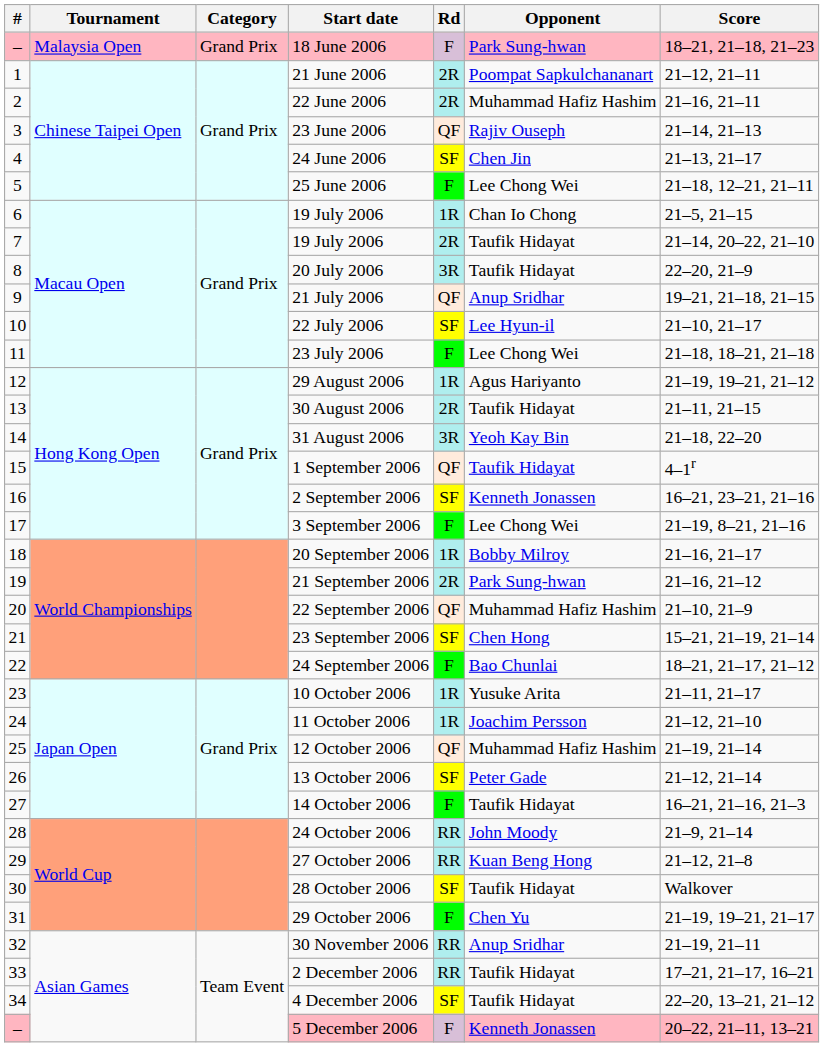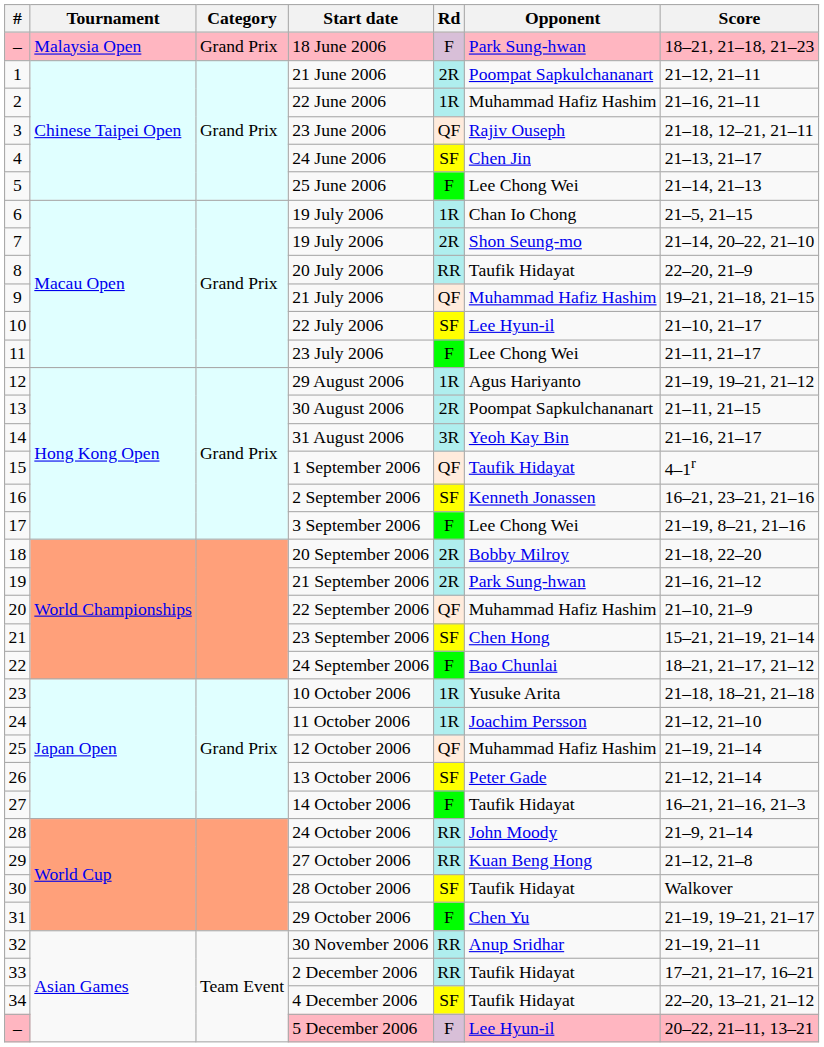(449, 102) 2R -> (449, 102) 1R
(713, 130) 21–14, 21–13 -> (739, 130) 21–18, 12–21, 21–11
(739, 185) 21–18, 12–21, 21–11 -> (713, 185) 21–14, 21–13
(522, 241) Taufik Hidayat -> (525, 241) Shon Seung-mo
(449, 269) 3R -> (449, 269) RR
(517, 297) Anup Sridhar -> (563, 297) Muhammad Hafiz Hashim
(739, 353) 21–18, 18–21, 21–18 -> (713, 353) 21–11, 21–17
(522, 409) Taufik Hidayat -> (561, 409) Poompat Sapkulchananart
(713, 437) 21–18, 22–20 -> (713, 437) 21–16, 21–17
(449, 553) 1R -> (449, 553) 2R
(713, 553) 21–16, 21–17 -> (713, 553) 21–18, 22–20
(713, 693) 21–11, 21–17 -> (739, 693) 21–18, 18–21, 21–18
(532, 1028) Kenneth Jonassen -> (512, 1028) Lee Hyun-il
